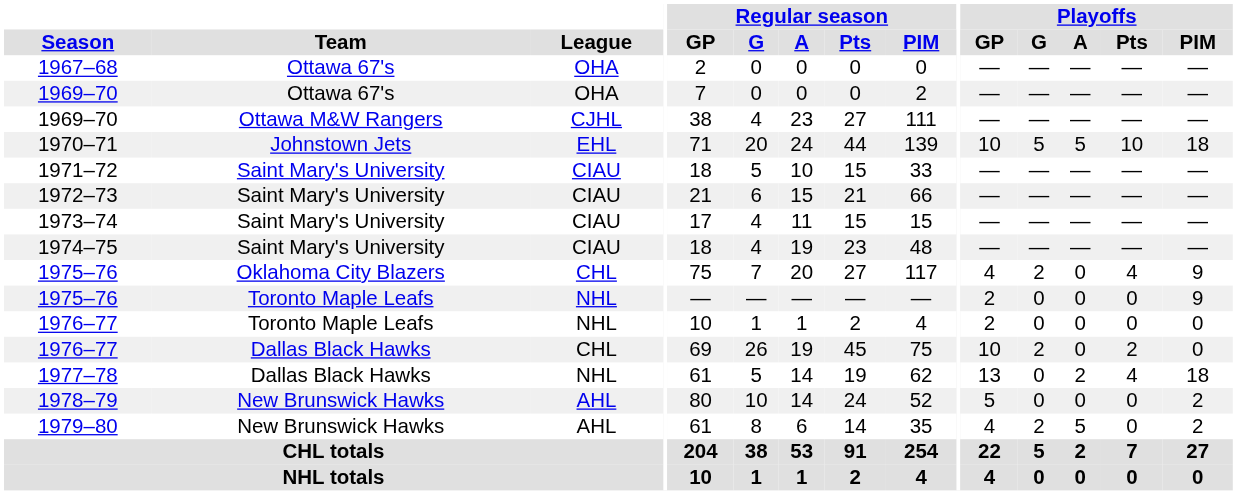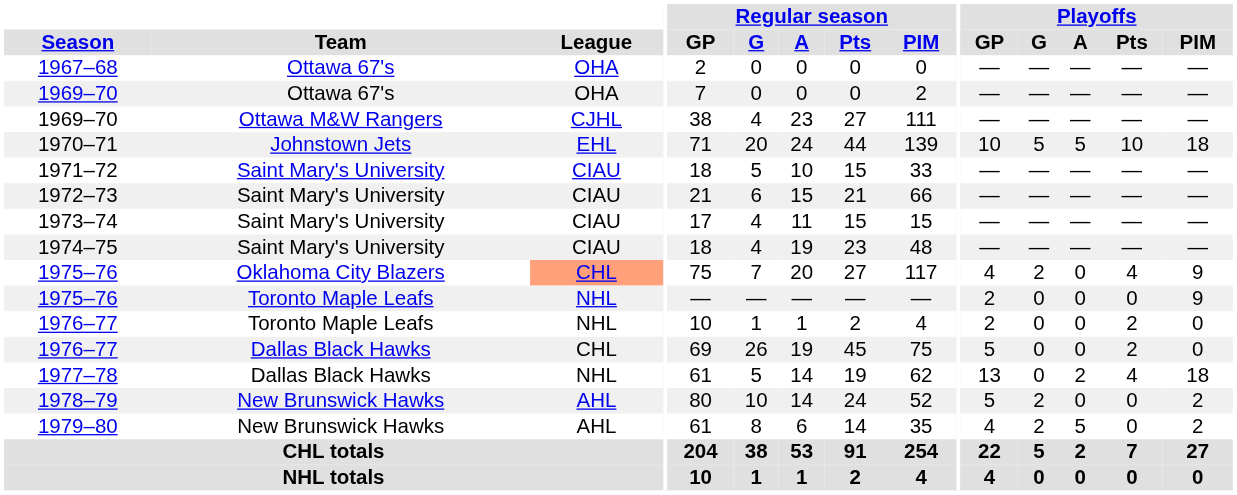(596, 272) no background -> (596, 272) lightsalmon background
(1132, 323) 0 -> (1132, 323) 2
(989, 349) 10 -> (989, 349) 5
(1039, 349) 2 -> (1039, 349) 0
(1039, 400) 0 -> (1039, 400) 2
